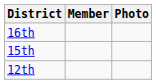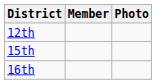rows swapped: (21, 70) <-> (21, 32)
